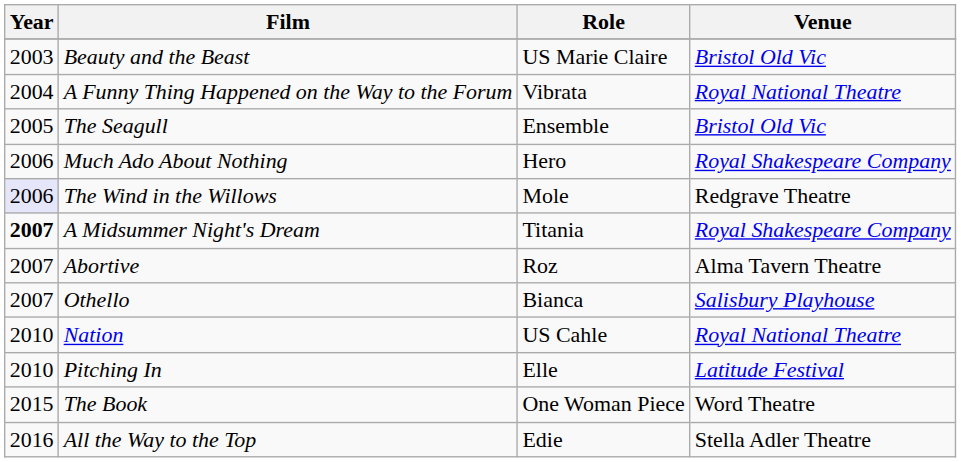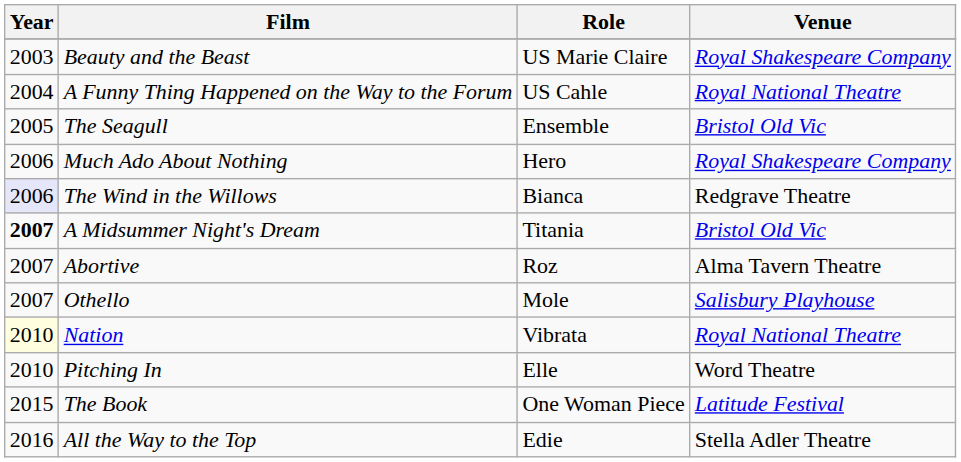(760, 56) Bristol Old Vic -> (823, 56) Royal Shakespeare Company
(555, 91) Vibrata -> (565, 91) US Cahle
(546, 195) Mole -> (553, 195) Bianca
(823, 230) Royal Shakespeare Company -> (760, 230) Bristol Old Vic
(553, 299) Bianca -> (546, 299) Mole
(32, 334) no background -> (32, 334) lightyellow background
(565, 334) US Cahle -> (555, 334) Vibrata
(769, 369) Latitude Festival -> (755, 369) Word Theatre
(755, 404) Word Theatre -> (769, 404) Latitude Festival
